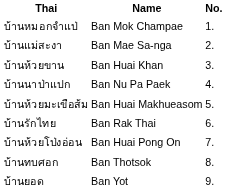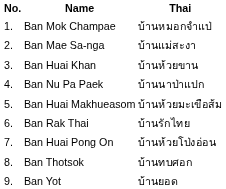columns swapped: (214, 9) <-> (46, 9)
